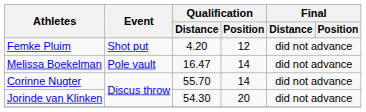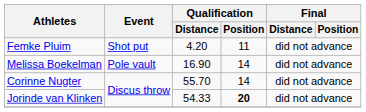(244, 47) 12 -> (244, 47) 11
(197, 64) 16.47 -> (197, 64) 16.90
(197, 99) 54.30 -> (197, 99) 54.33
(244, 99) normal -> (244, 99) bold
